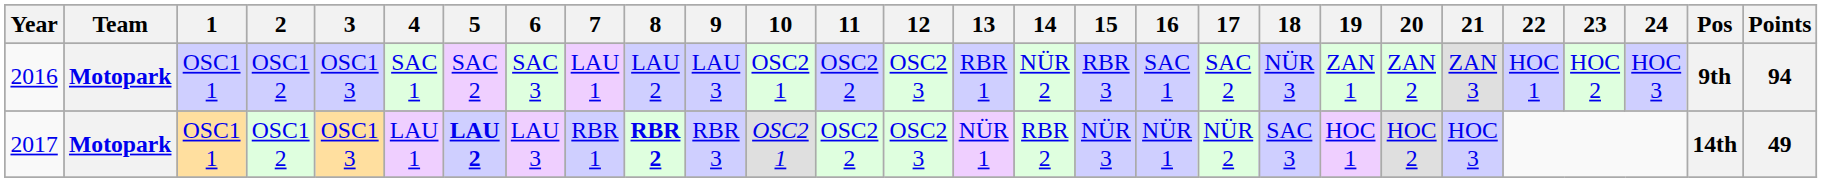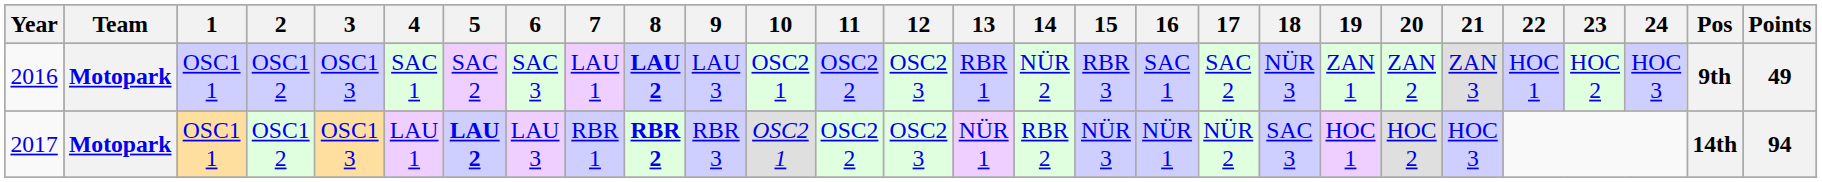(655, 76) normal -> (655, 76) bold
(1780, 76) 94 -> (1780, 76) 49
(1780, 143) 49 -> (1780, 143) 94
